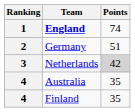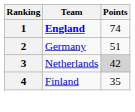- row: (65, 81)
